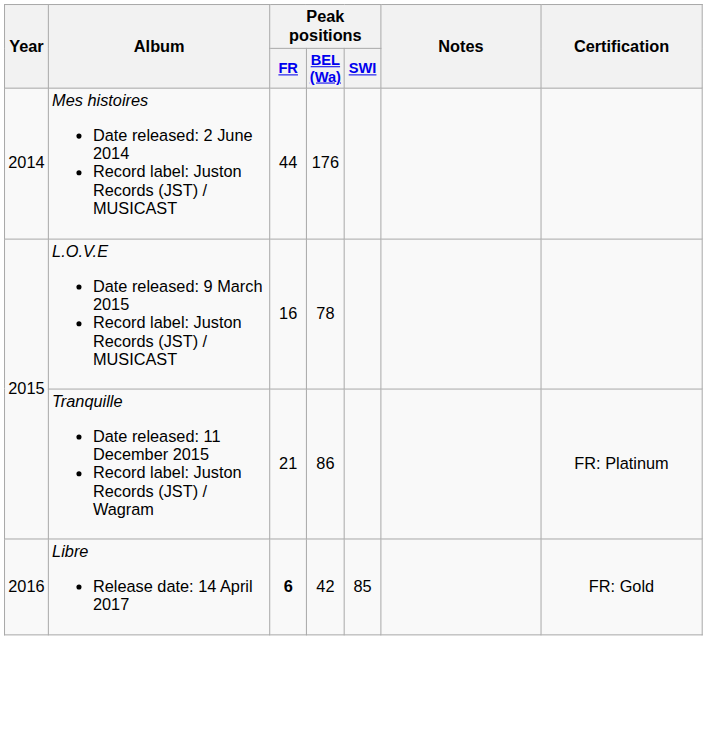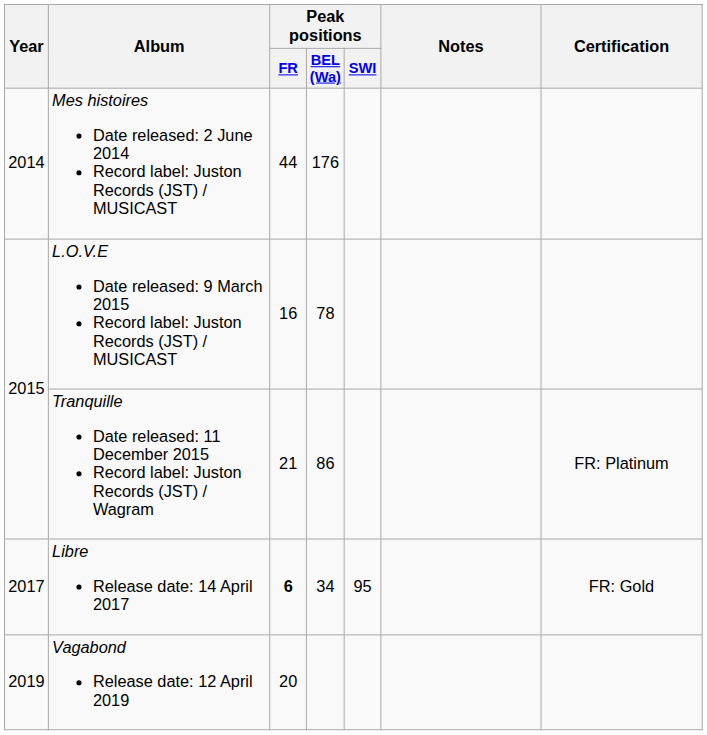(26, 586) 2016 -> (26, 586) 2017
(325, 586) 42 -> (325, 586) 34
(363, 586) 85 -> (363, 586) 95
+ row: (159, 674)
